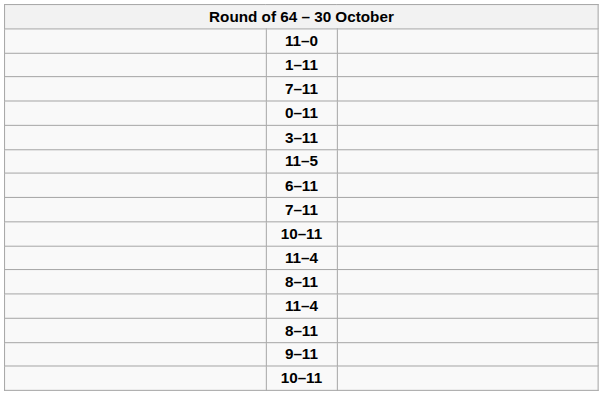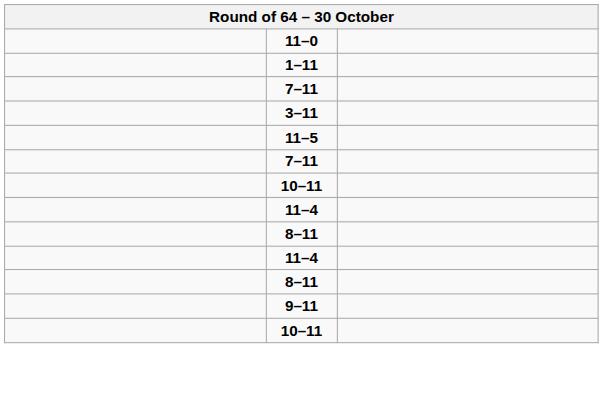- row: (135, 113)
- row: (135, 186)
